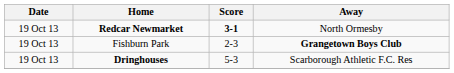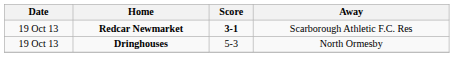(351, 28) North Ormesby -> (351, 28) Scarborough Athletic F.C. Res
- row: (141, 44)
(351, 60) Scarborough Athletic F.C. Res -> (351, 44) North Ormesby
